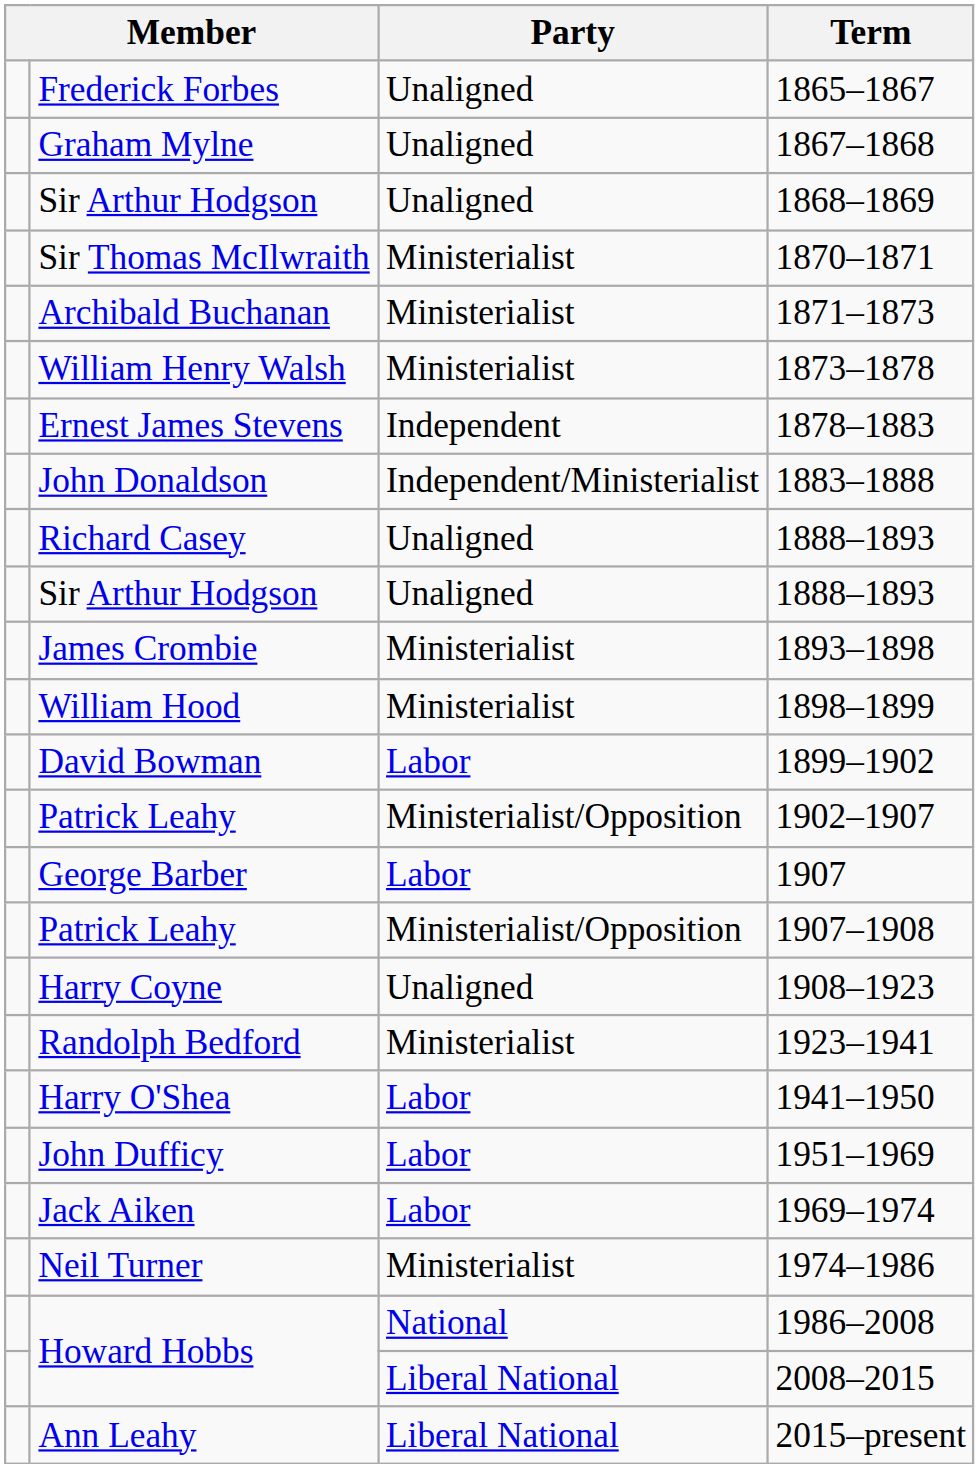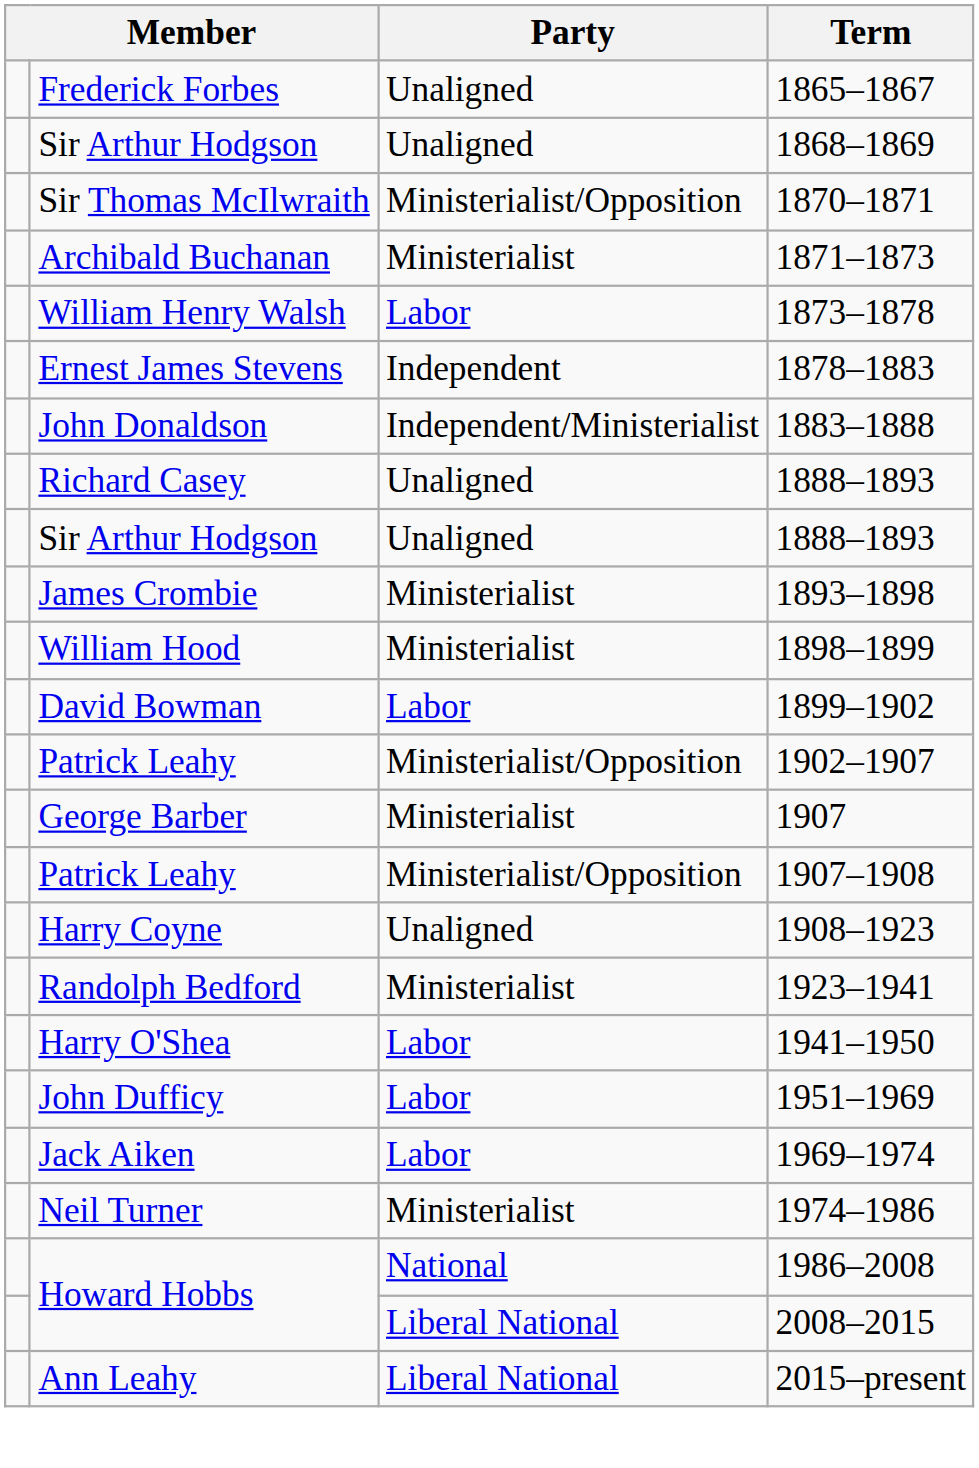- row: (146, 144)
(480, 256) Ministerialist -> (564, 200) Ministerialist/Opposition
(480, 369) Ministerialist -> (428, 312) Labor
(428, 873) Labor -> (480, 817) Ministerialist
